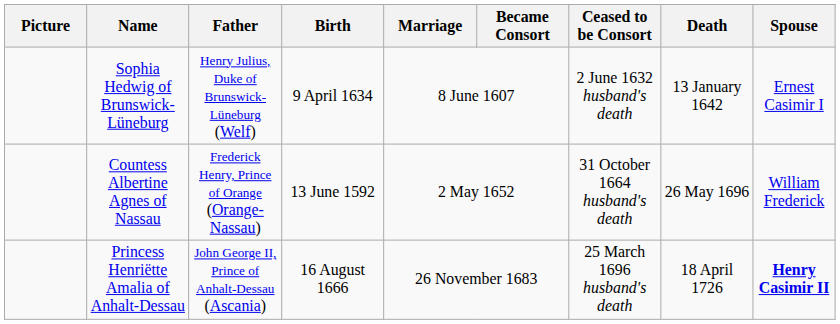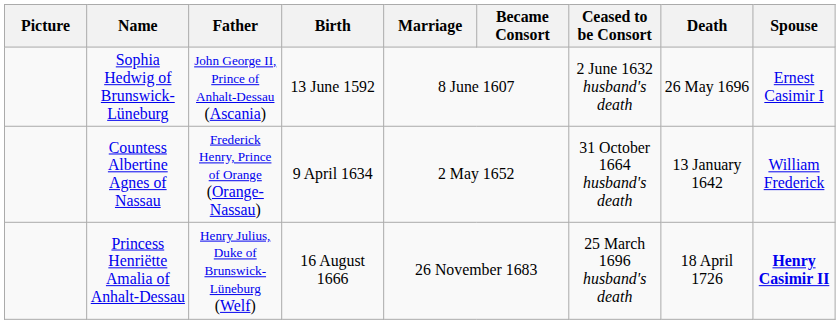(235, 96) Henry Julius, Duke of Brunswick-Lüneburg (Welf) -> (235, 87) John George II, Prince of Anhalt-Dessau (Ascania)
(333, 95) 9 April 1634 -> (333, 86) 13 June 1592
(707, 95) 13 January 1642 -> (707, 86) 26 May 1696
(333, 192) 13 June 1592 -> (333, 174) 9 April 1634
(707, 192) 26 May 1696 -> (707, 174) 13 January 1642
(235, 280) John George II, Prince of Anhalt-Dessau (Ascania) -> (235, 271) Henry Julius, Duke of Brunswick-Lüneburg (Welf)
